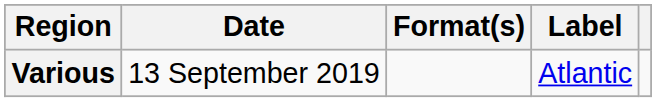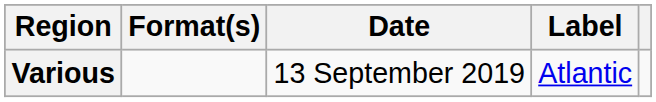columns swapped: (254, 27) <-> (459, 27)
